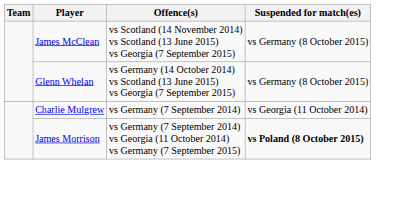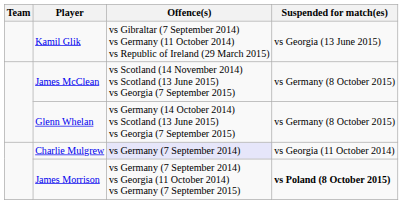+ row: (58, 41)
(175, 110) no background -> (175, 151) lavender background
